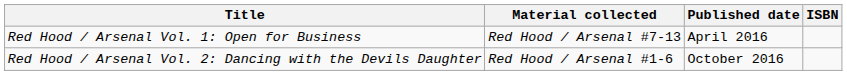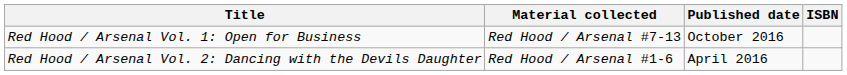(728, 37) April 2016 -> (736, 37) October 2016
(736, 59) October 2016 -> (728, 59) April 2016
